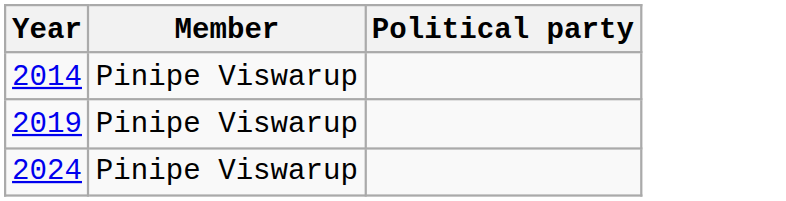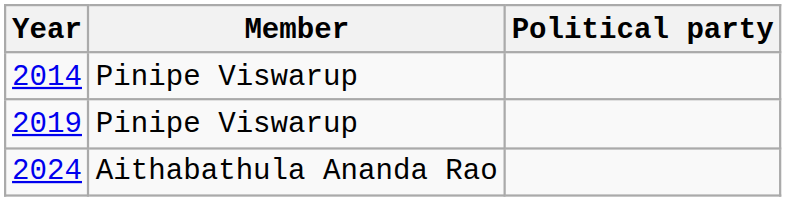(227, 171) Pinipe Viswarup -> (297, 171) Aithabathula Ananda Rao
